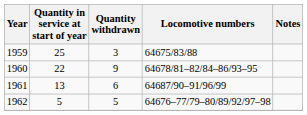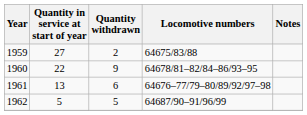(59, 52) 25 -> (59, 52) 27
(116, 52) 3 -> (116, 52) 2
(185, 85) 64687/90–91/96/99 -> (208, 85) 64676–77/79–80/89/92/97–98
(208, 102) 64676–77/79–80/89/92/97–98 -> (185, 102) 64687/90–91/96/99
